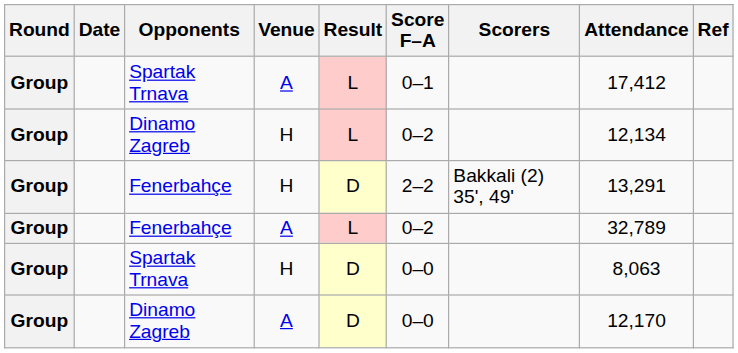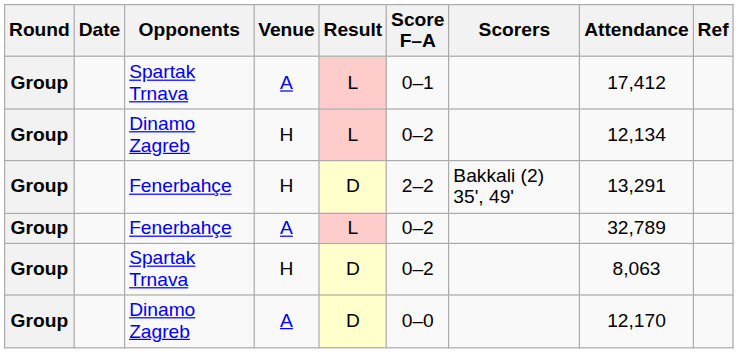(418, 269) 0–0 -> (418, 269) 0–2
